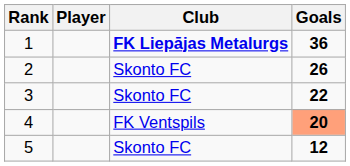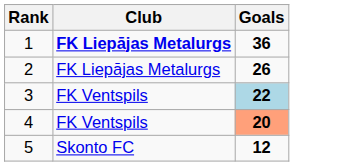- column: (81, 17)
(152, 69) Skonto FC -> (138, 69) FK Liepājas Metalurgs
(152, 95) Skonto FC -> (102, 95) FK Ventspils
(319, 95) no background -> (262, 95) lightblue background
